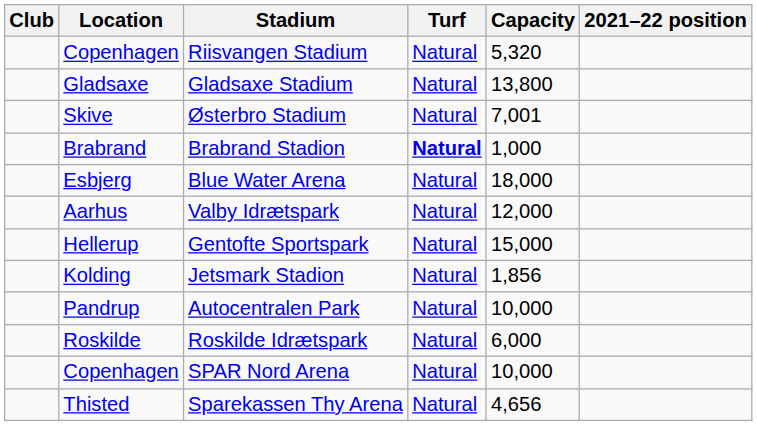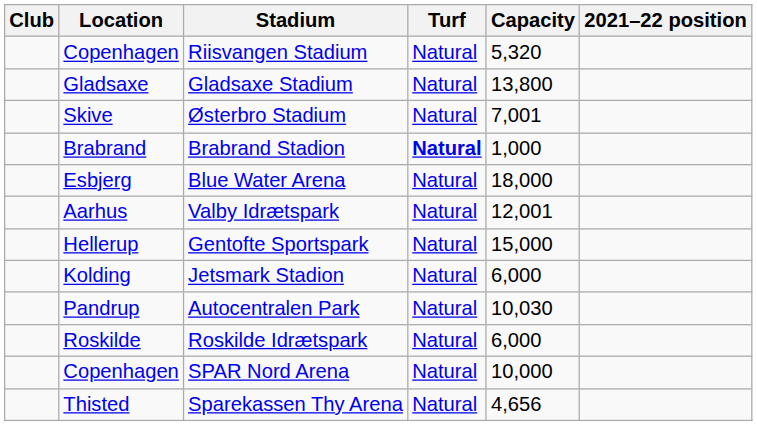(522, 212) 12,000 -> (522, 212) 12,001
(516, 276) 1,856 -> (516, 276) 6,000
(522, 308) 10,000 -> (522, 308) 10,030
